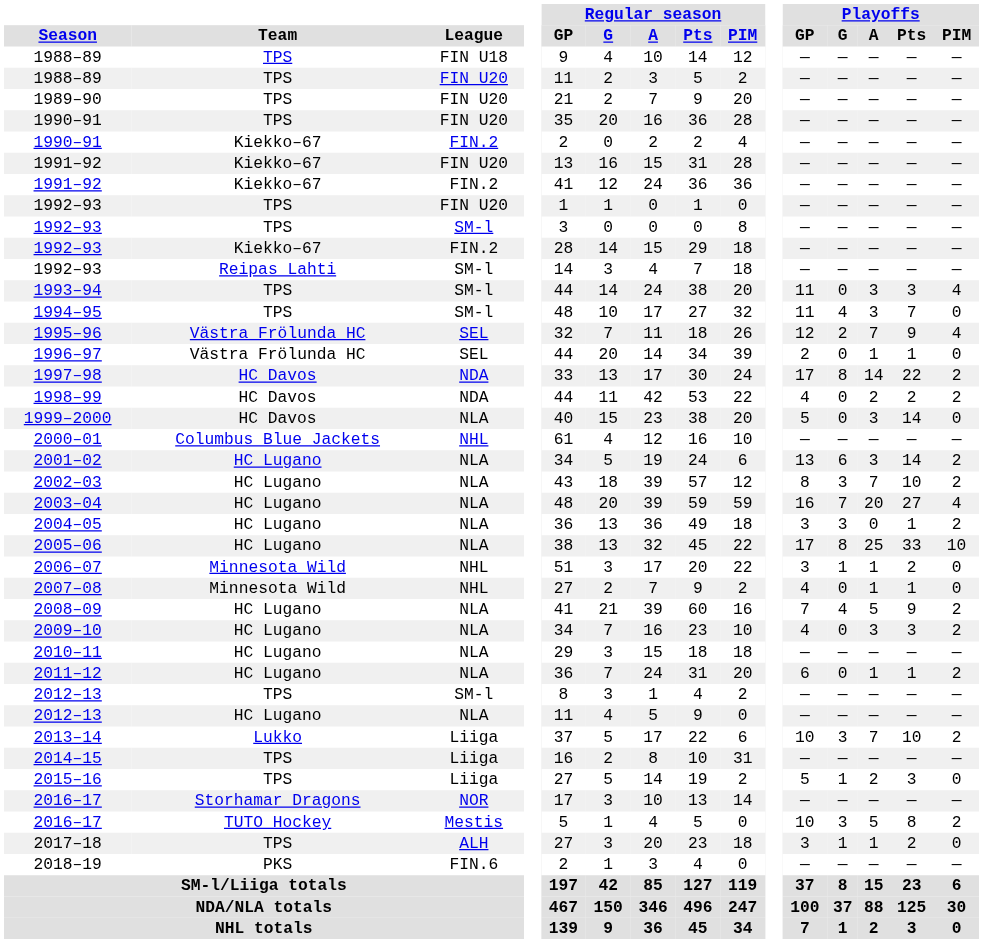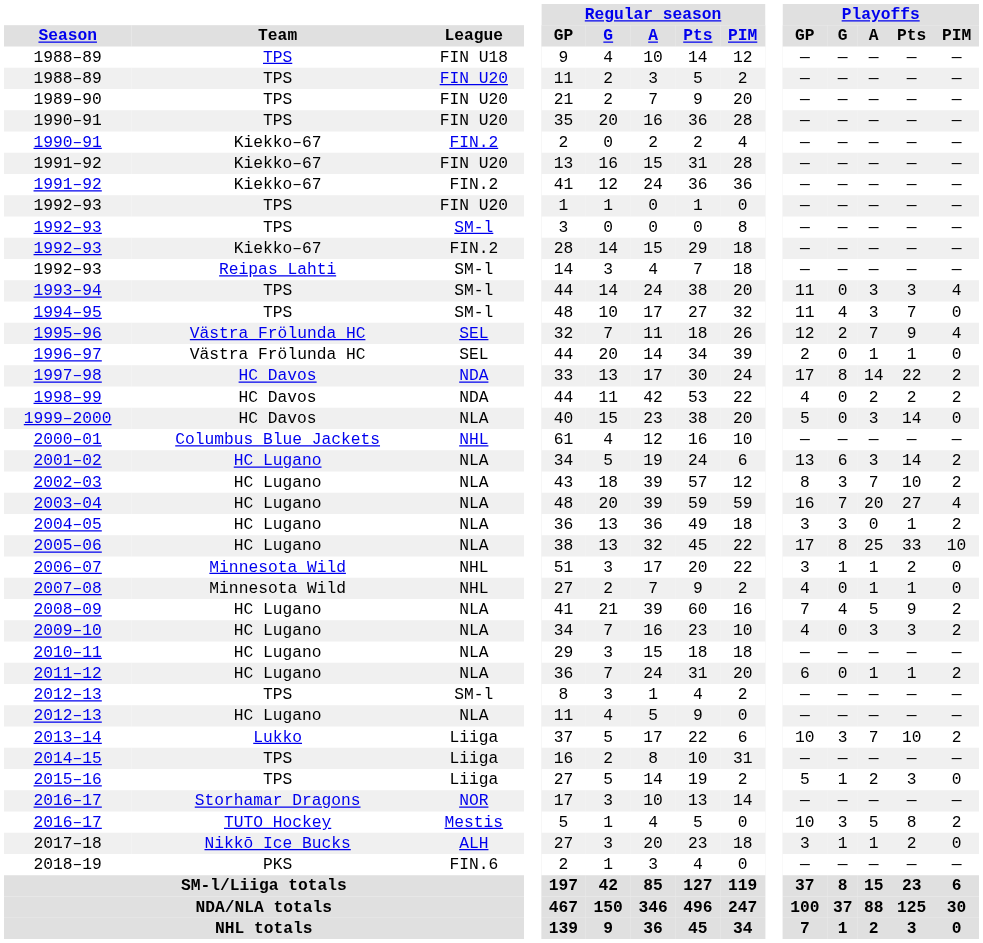(278, 843) TPS -> (278, 843) Nikkō Ice Bucks
